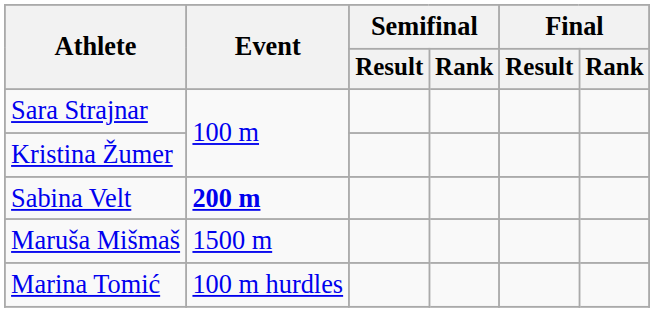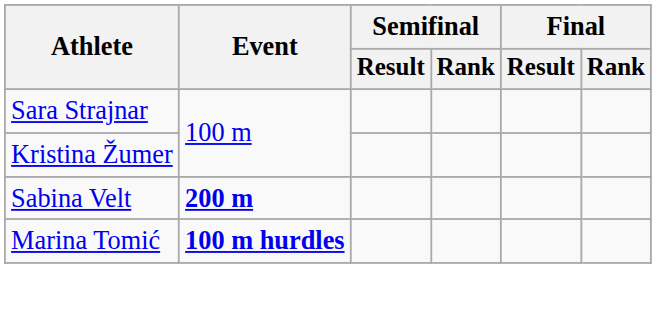- row: (96, 241)
(268, 285) normal -> (265, 241) bold
